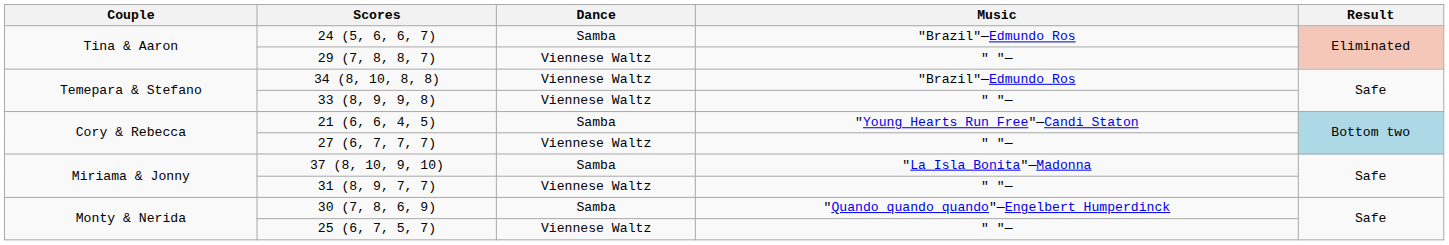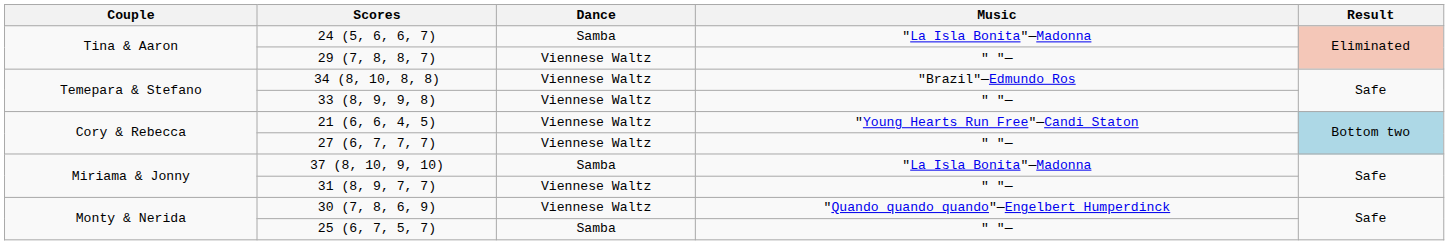(997, 37) "Brazil"—Edmundo Ros -> (997, 37) "La Isla Bonita"—Madonna
(596, 122) Samba -> (596, 122) Viennese Waltz
(596, 208) Samba -> (596, 208) Viennese Waltz
(596, 229) Viennese Waltz -> (596, 229) Samba
